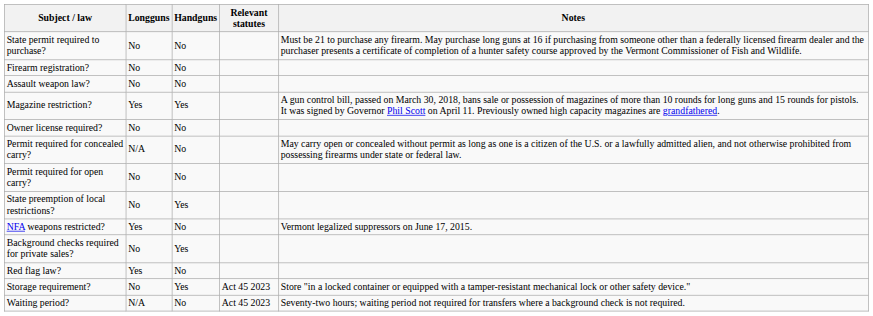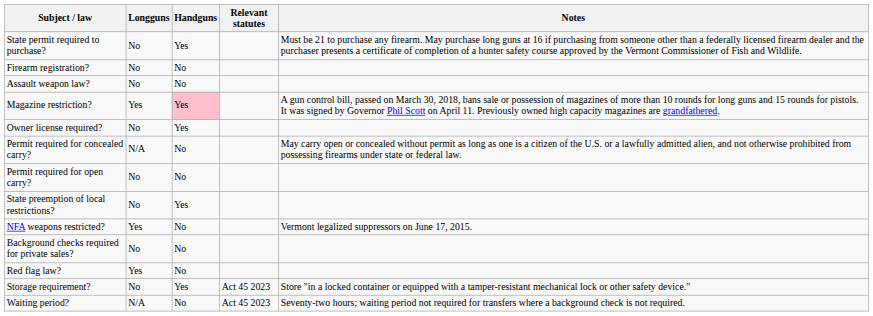(180, 45) No -> (181, 45) Yes
(181, 105) no background -> (181, 105) pink background
(180, 127) No -> (181, 127) Yes
(181, 248) Yes -> (180, 248) No
